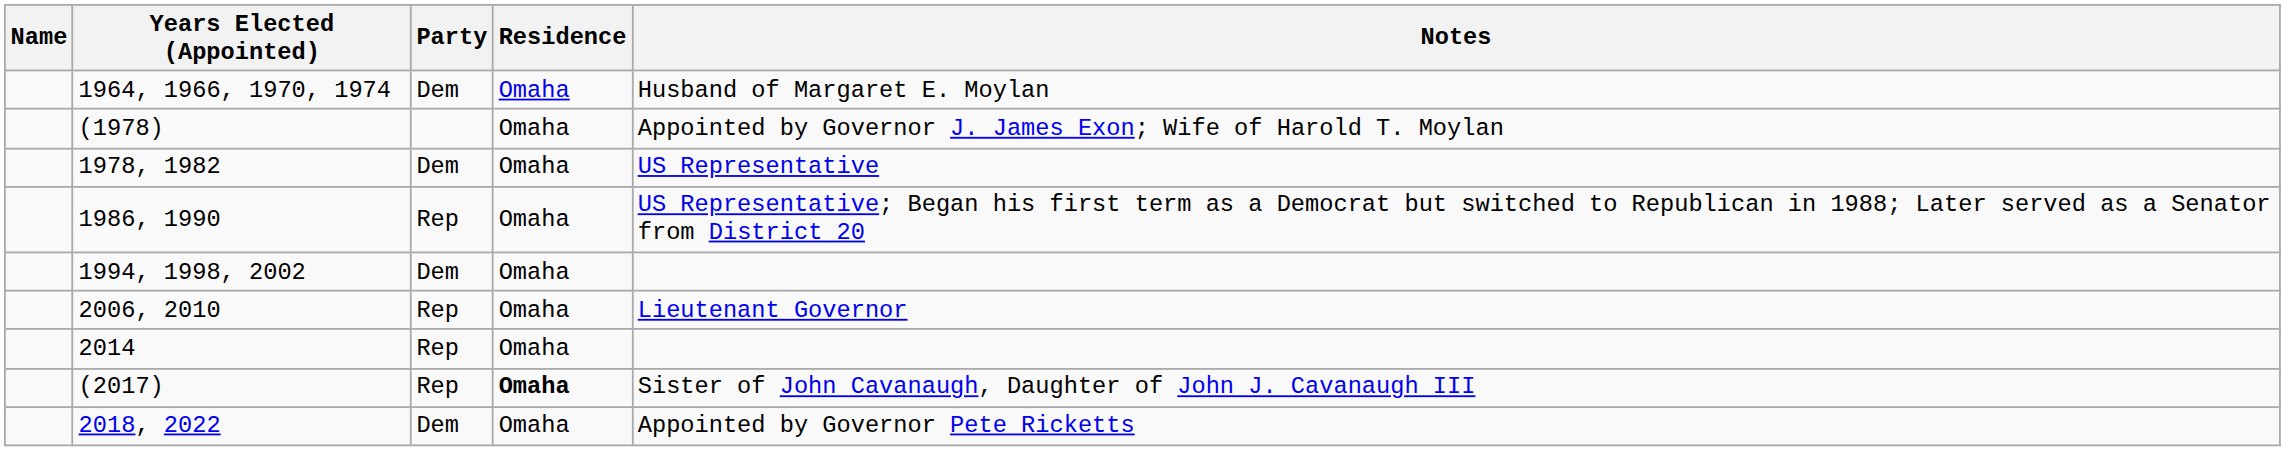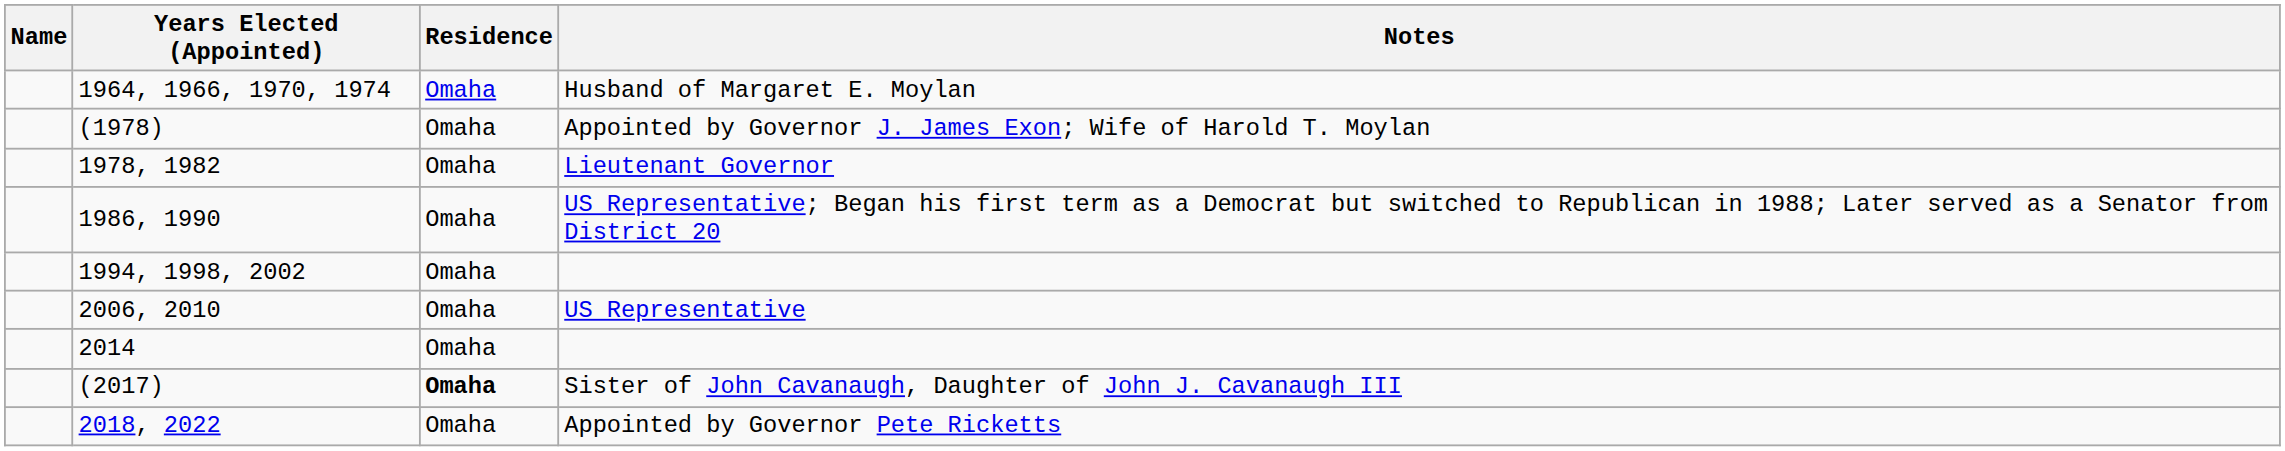- column: (452, 38)
(758, 167) US Representative -> (699, 167) Lieutenant Governor
(773, 310) Lieutenant Governor -> (685, 310) US Representative
